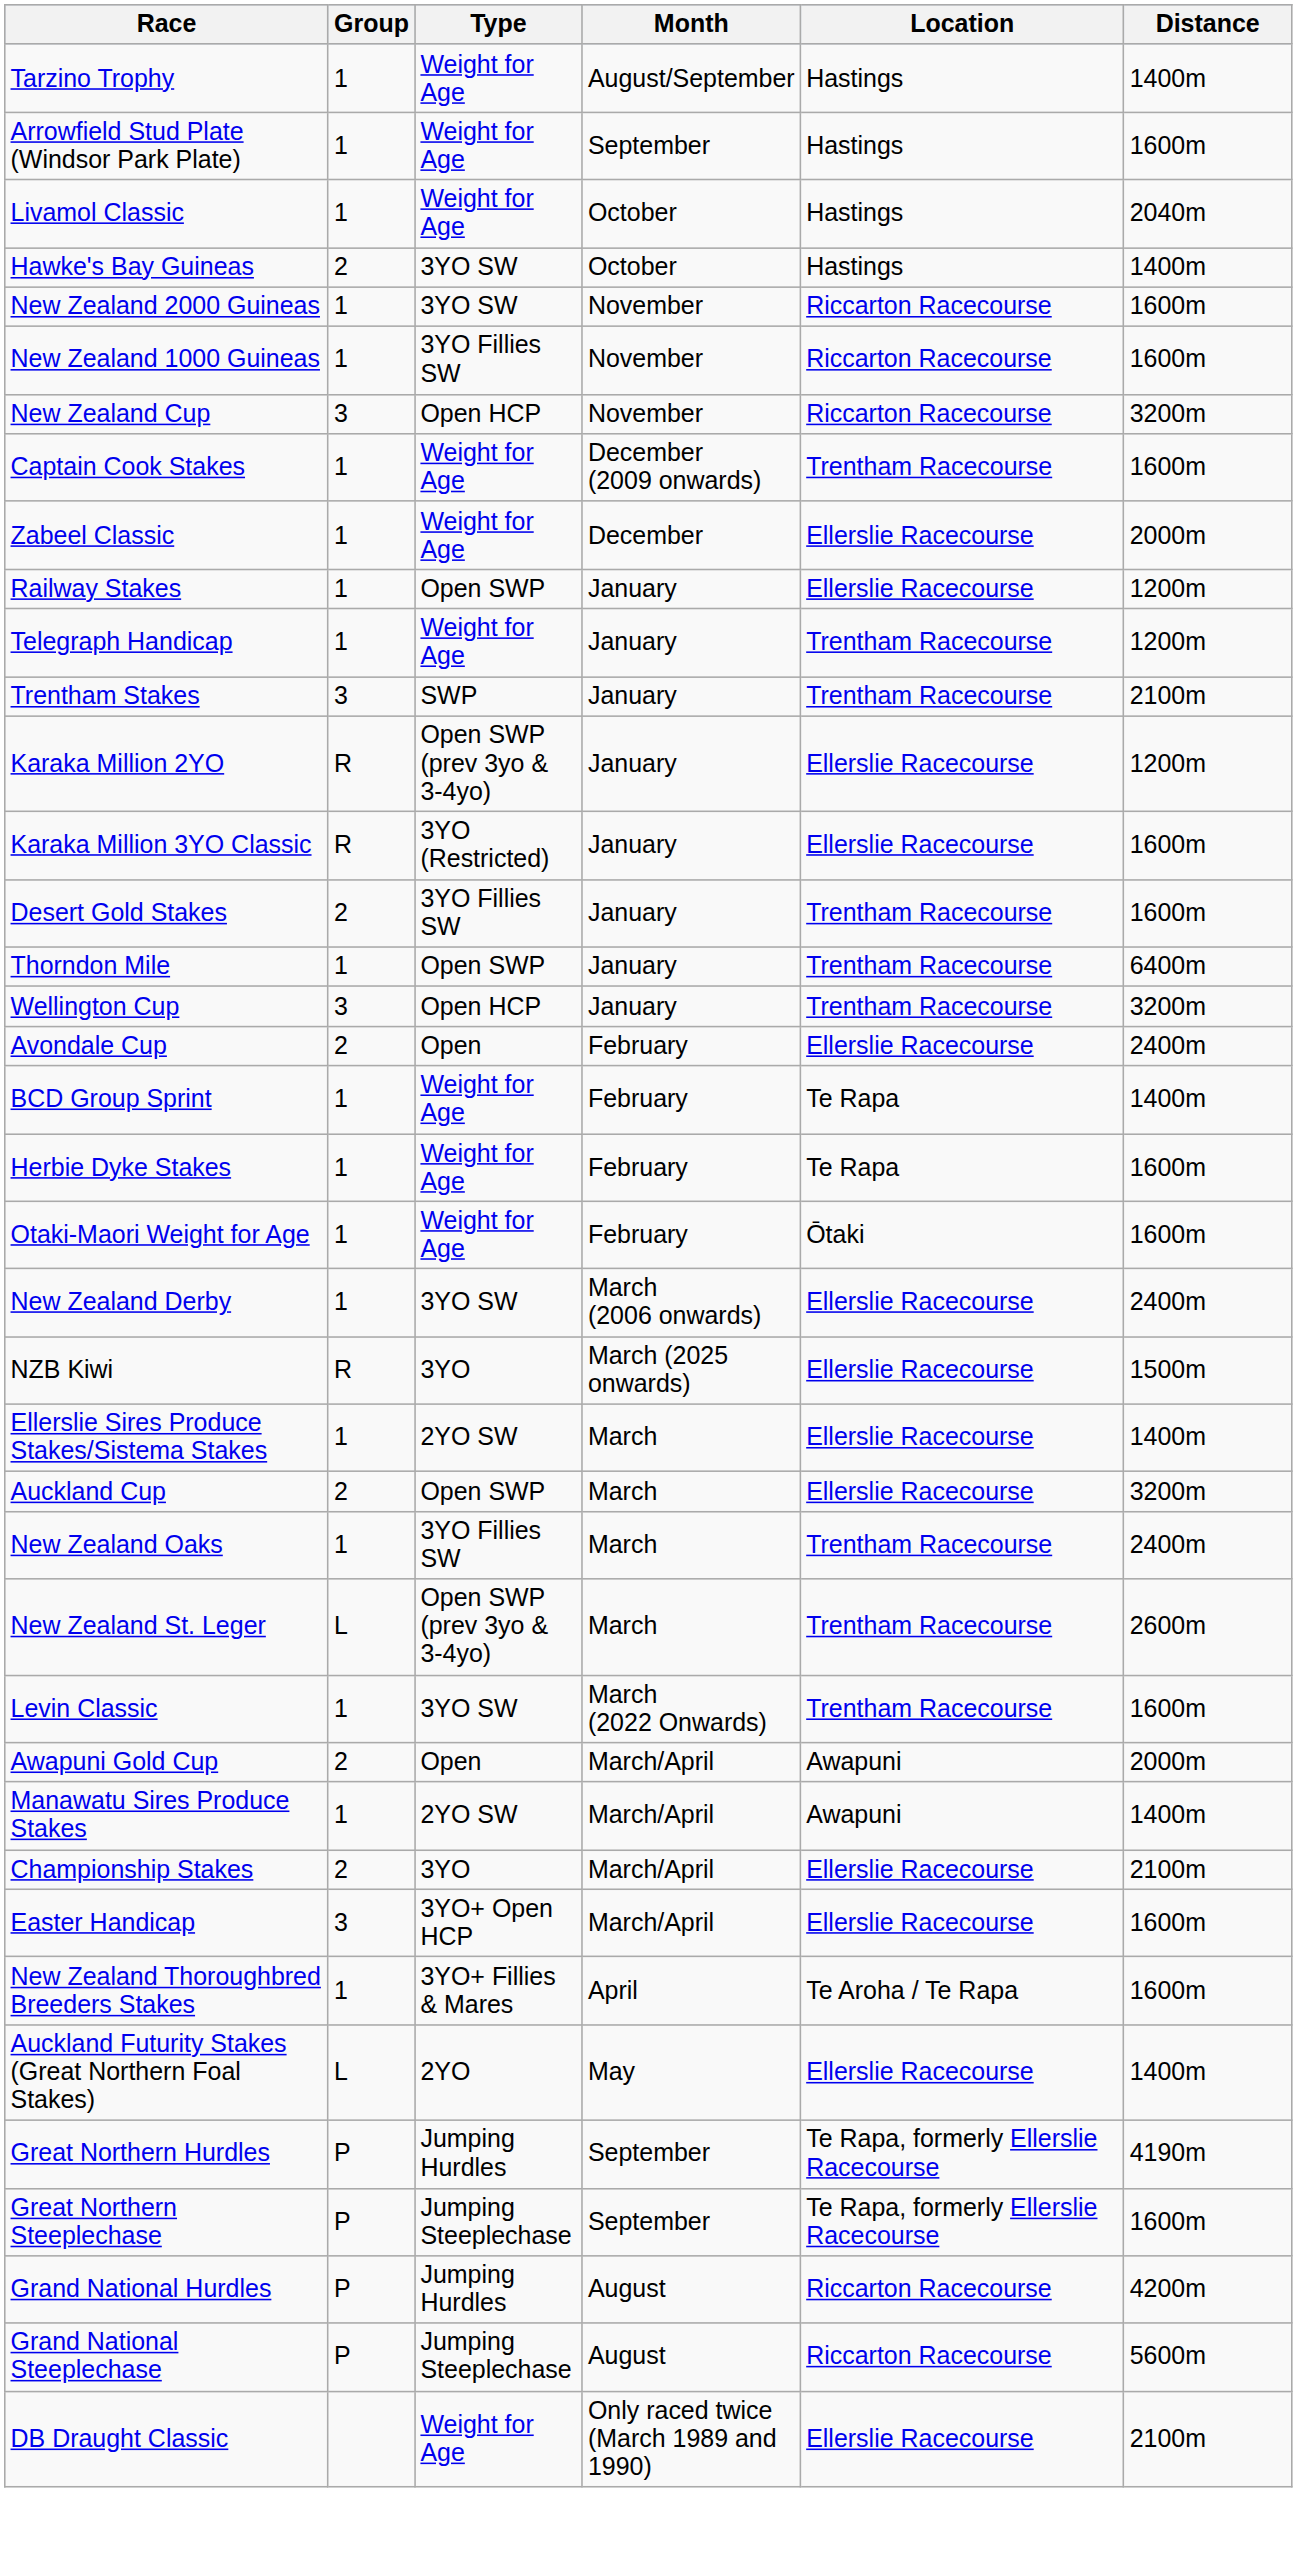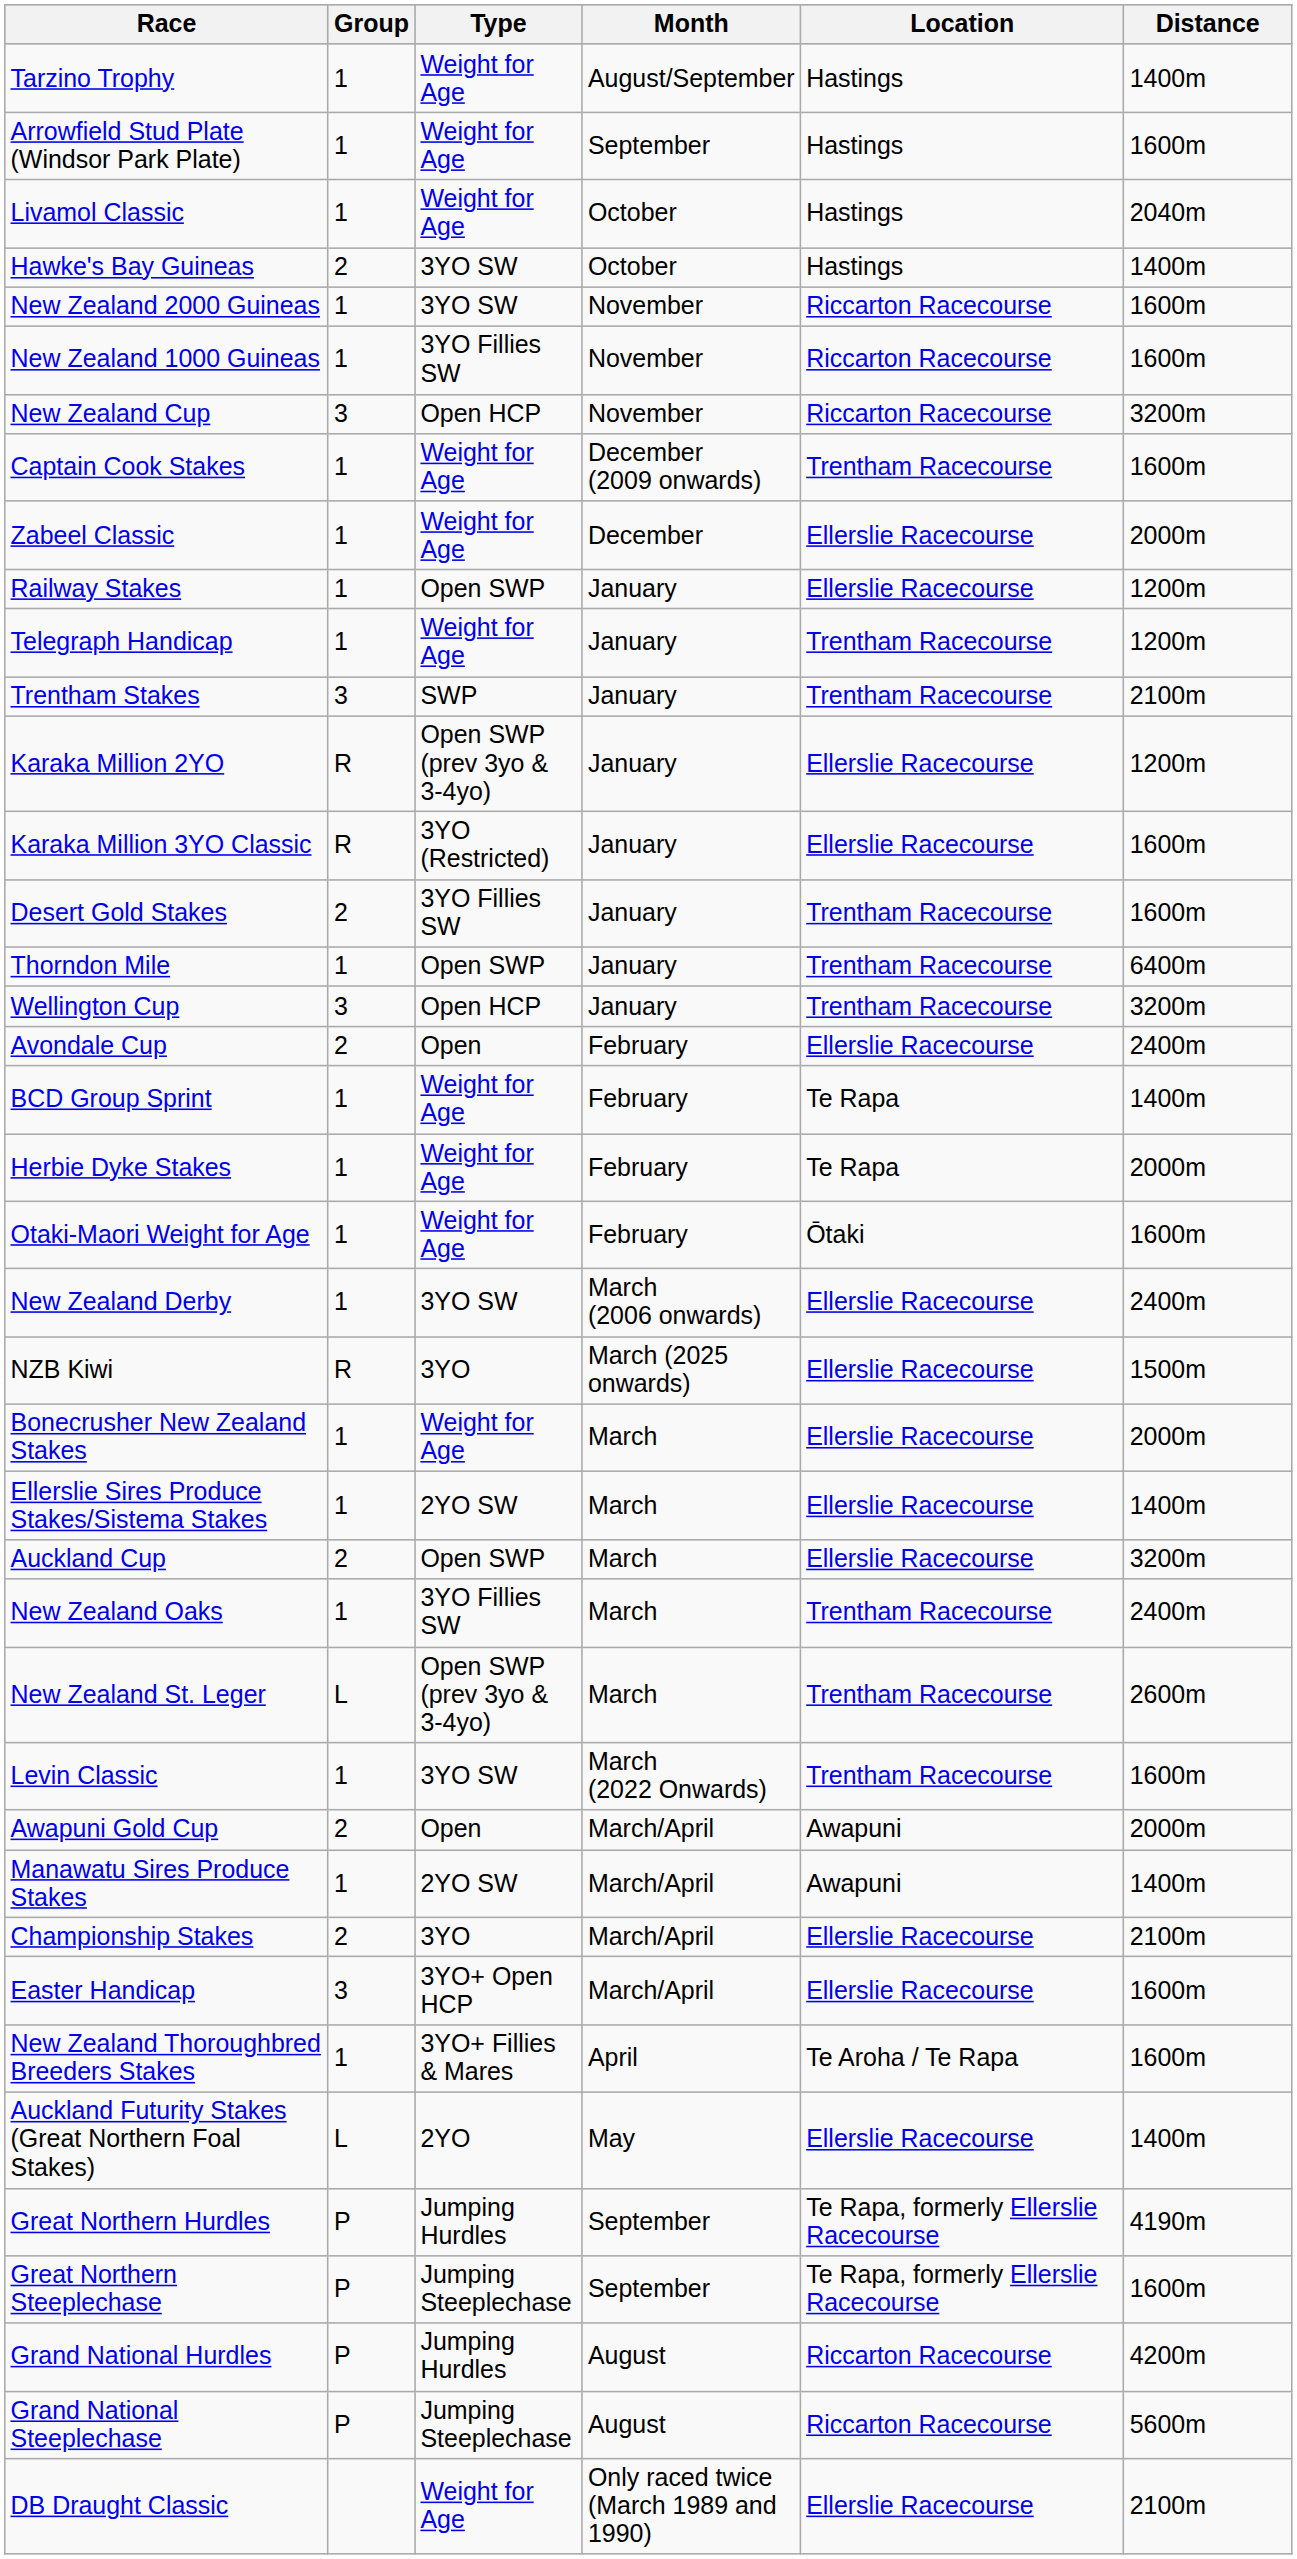(1168, 1166) 1600m -> (1168, 1166) 2000m
+ row: (158, 1437)
